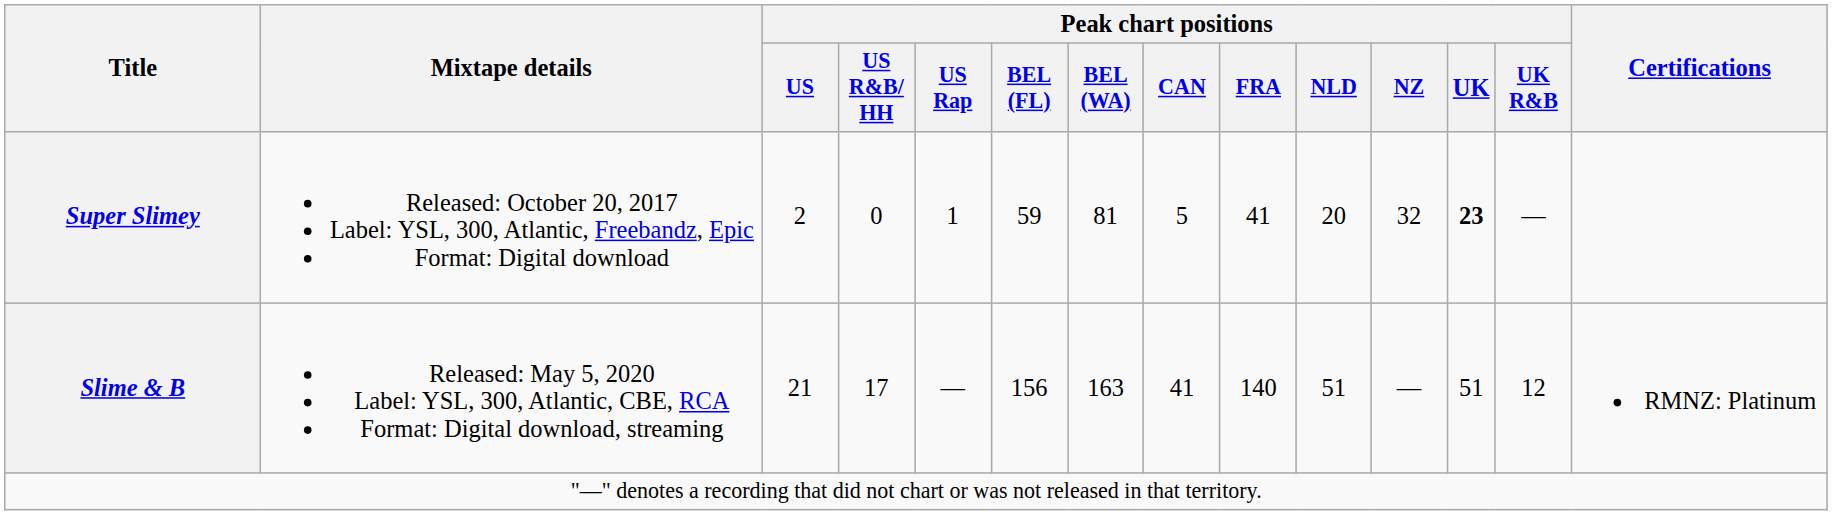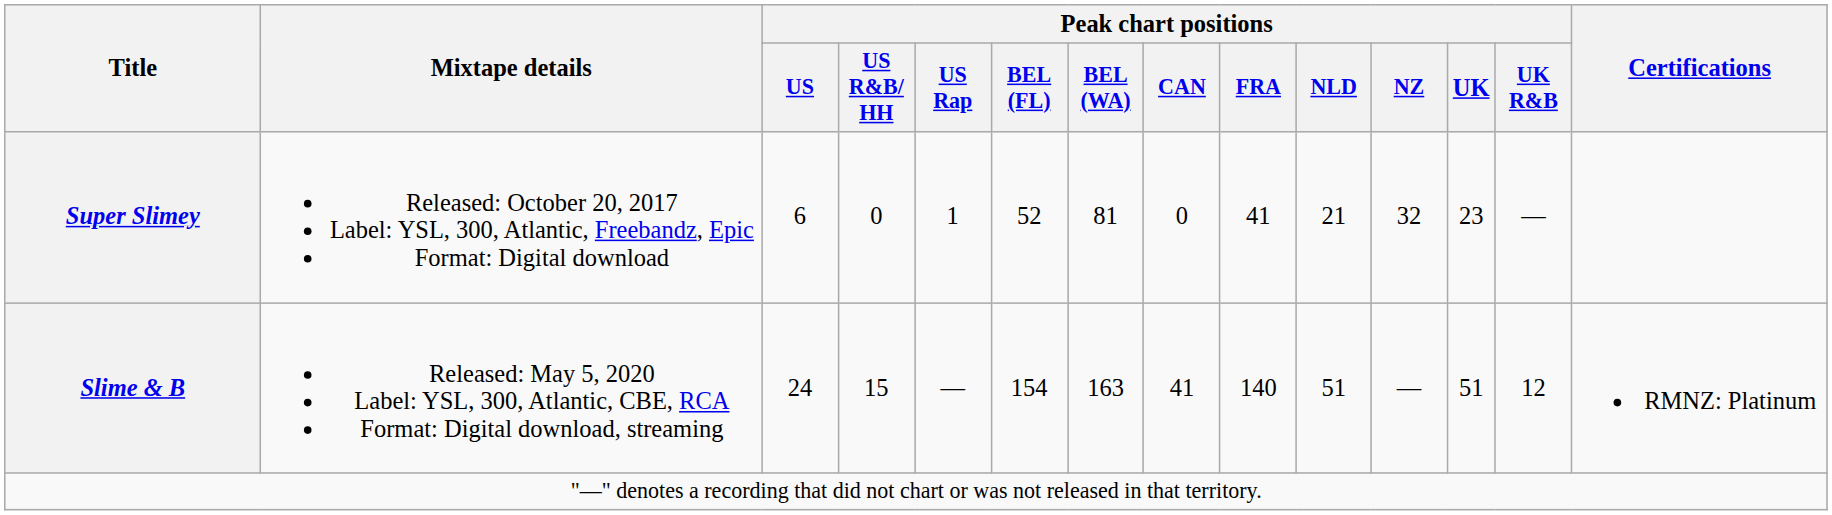(800, 216) 2 -> (800, 216) 6
(1029, 216) 59 -> (1029, 216) 52
(1182, 216) 5 -> (1182, 216) 0
(1334, 216) 20 -> (1334, 216) 21
(1471, 216) bold -> (1471, 216) normal
(800, 387) 21 -> (800, 387) 24
(876, 387) 17 -> (876, 387) 15
(1029, 387) 156 -> (1029, 387) 154
